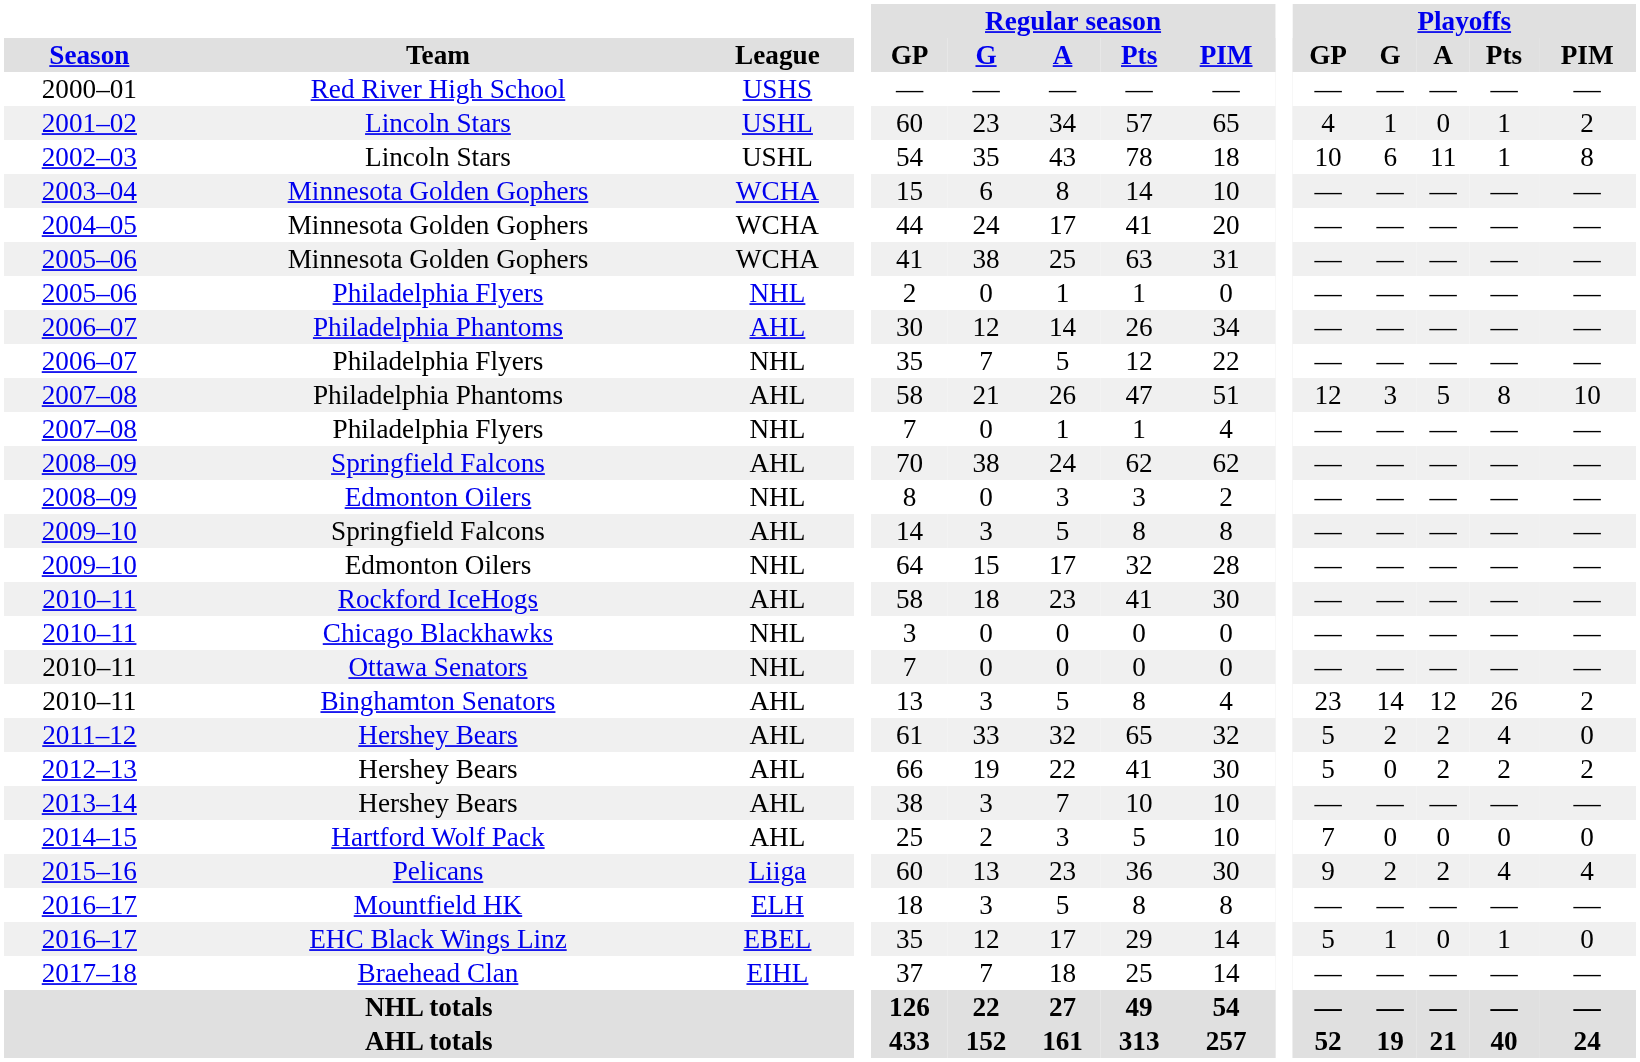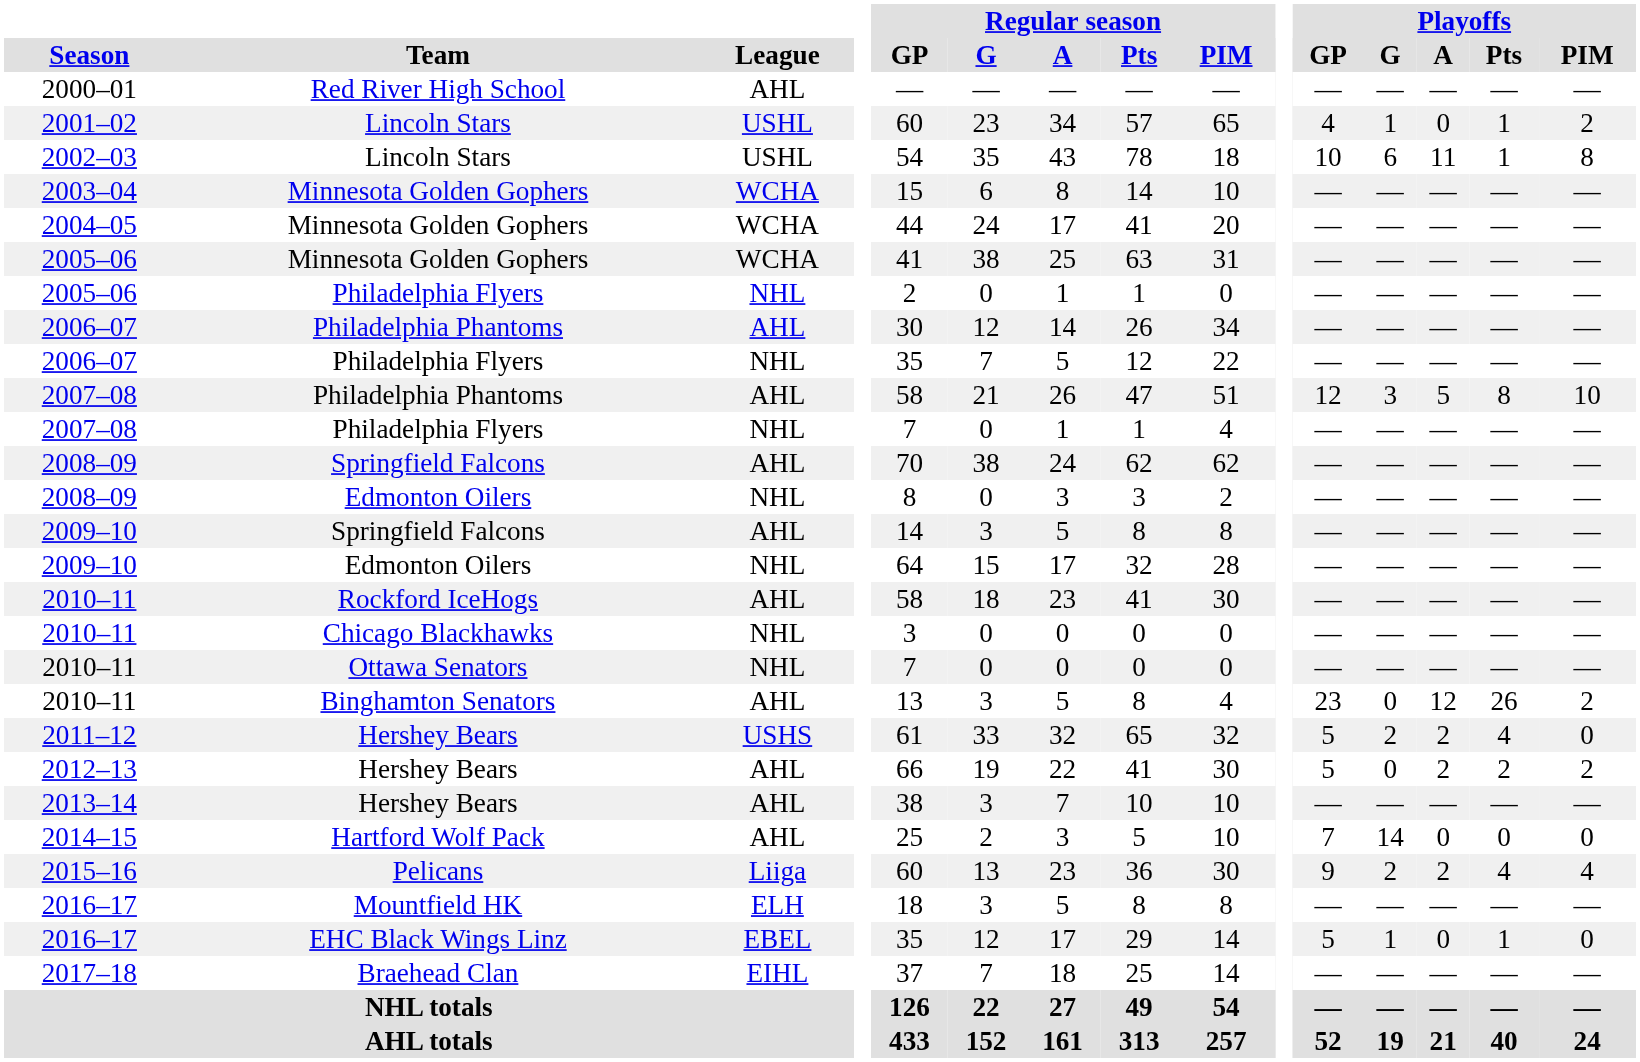(777, 88) USHS -> (777, 88) AHL
(1390, 700) 14 -> (1390, 700) 0
(777, 734) AHL -> (777, 734) USHS
(1390, 836) 0 -> (1390, 836) 14
